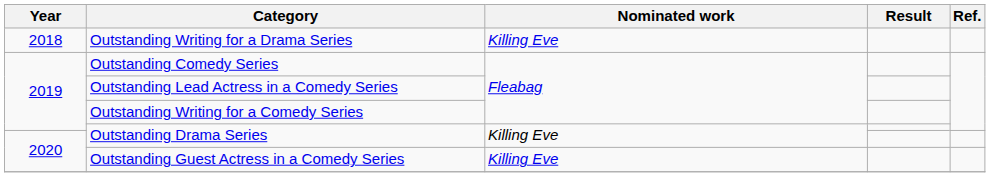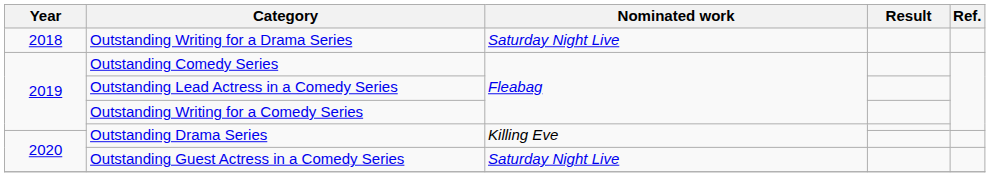(523, 40) Killing Eve -> (554, 40) Saturday Night Live
(523, 159) Killing Eve -> (554, 159) Saturday Night Live
